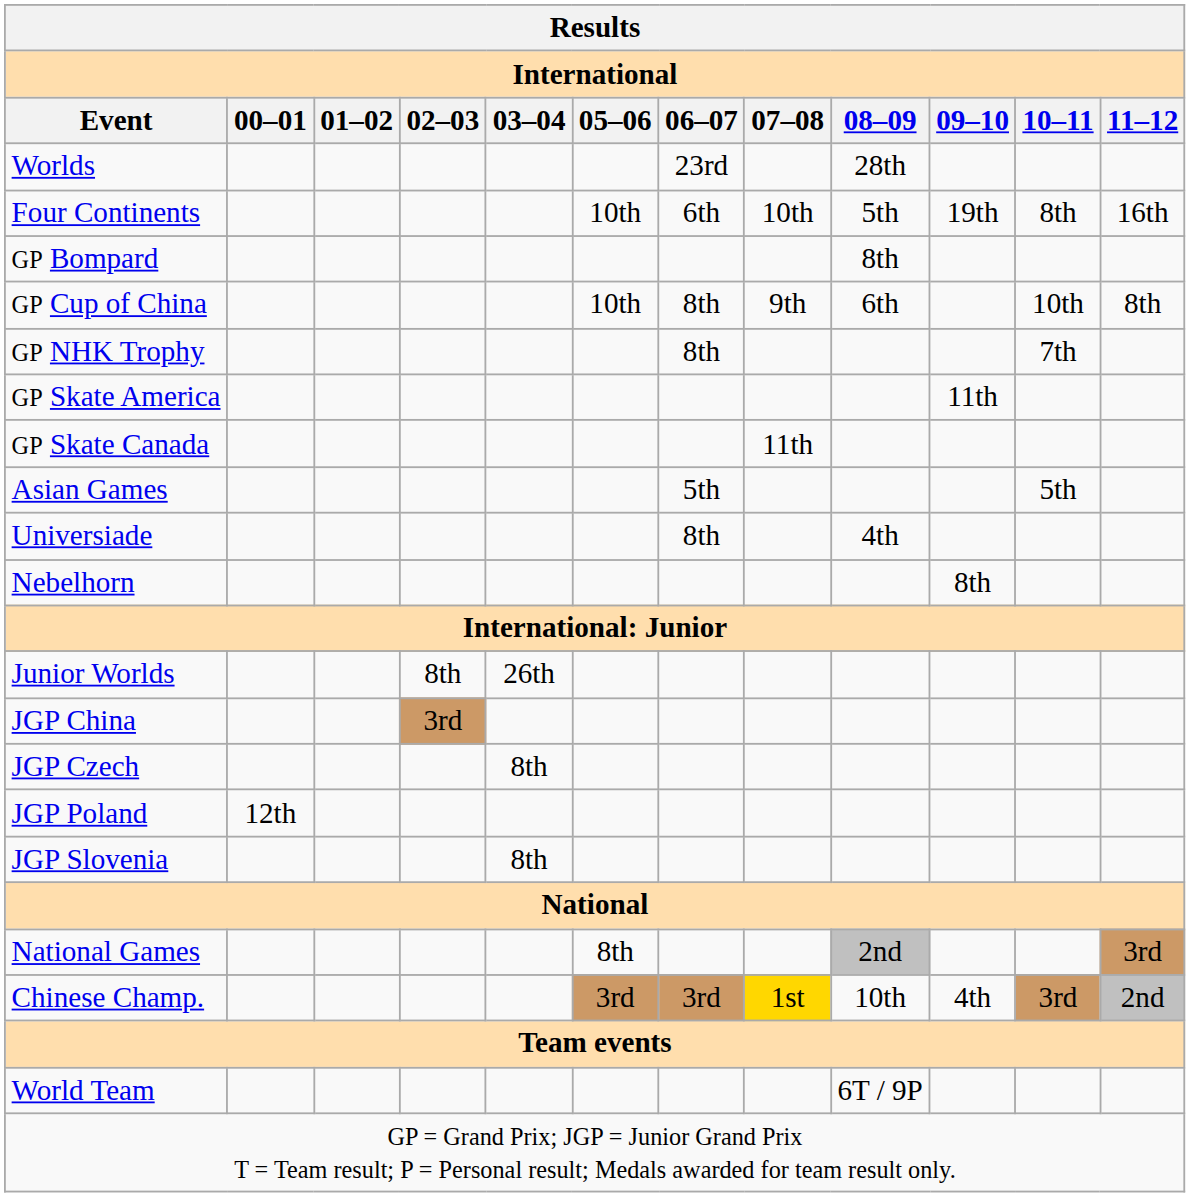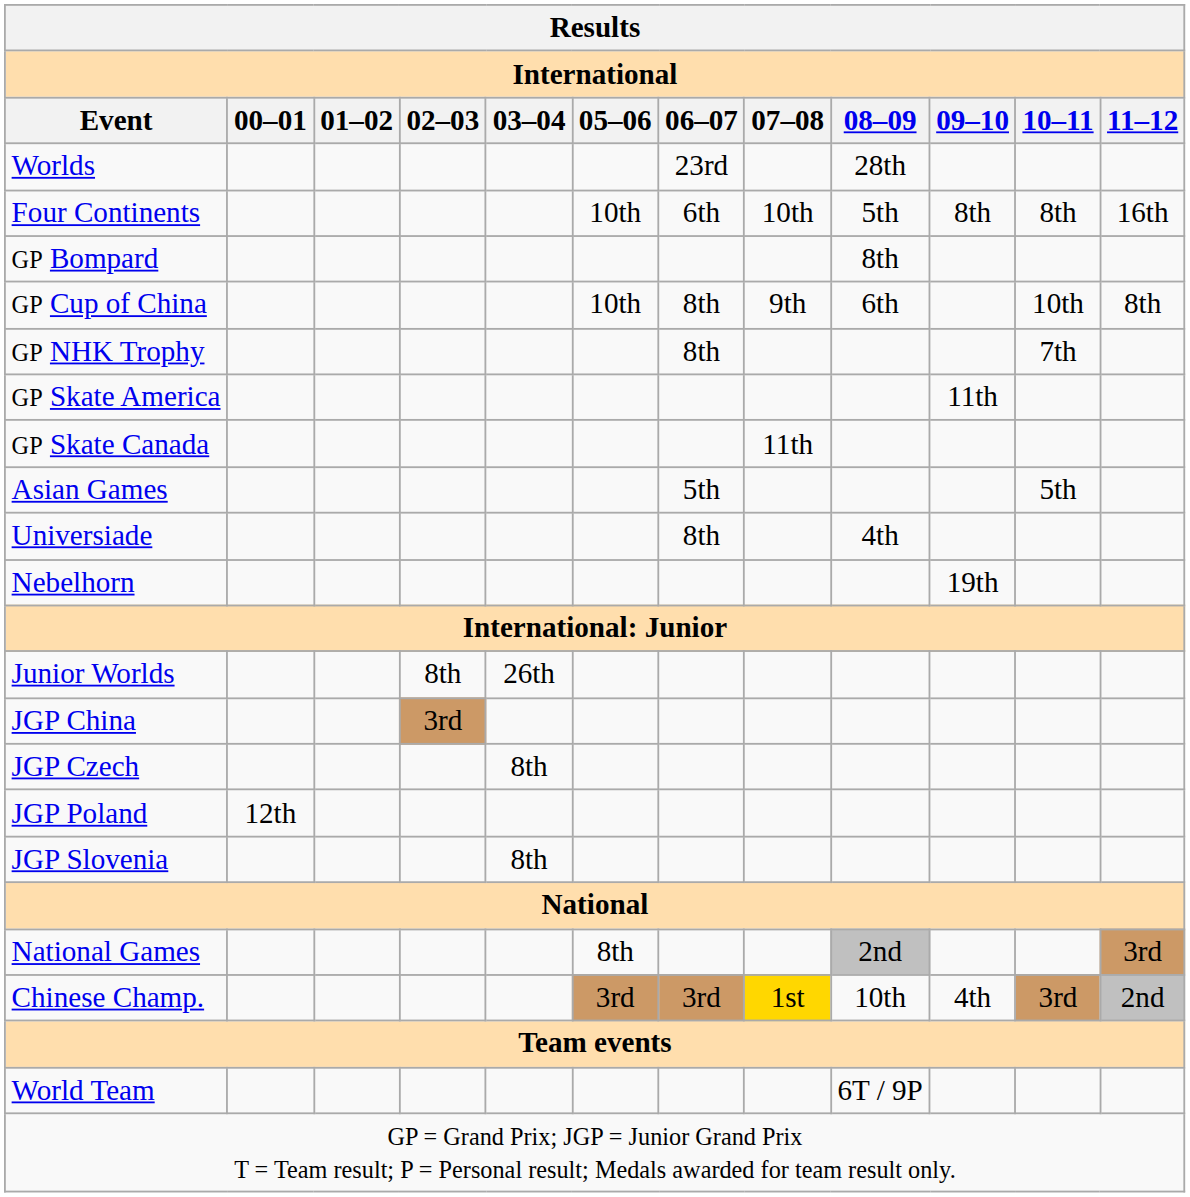(973, 212) 19th -> (973, 212) 8th
(973, 581) 8th -> (973, 581) 19th
